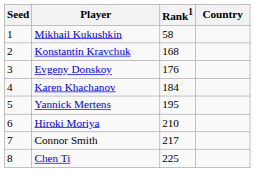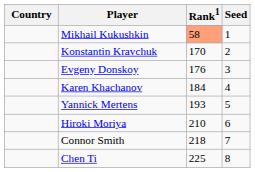columns swapped: (223, 14) <-> (18, 14)
(168, 34) no background -> (194, 34) lightsalmon background
(171, 51) 168 -> (197, 51) 170
(171, 105) 195 -> (197, 105) 193
(171, 140) 217 -> (197, 140) 218
